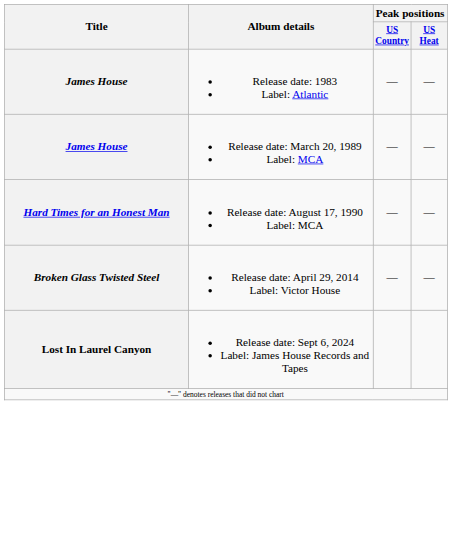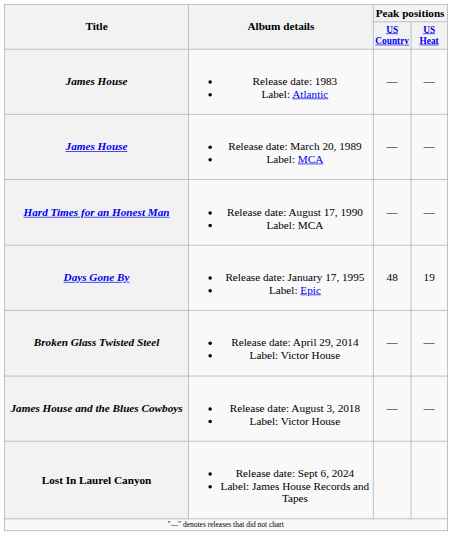+ row: (281, 284)
+ row: (281, 415)
